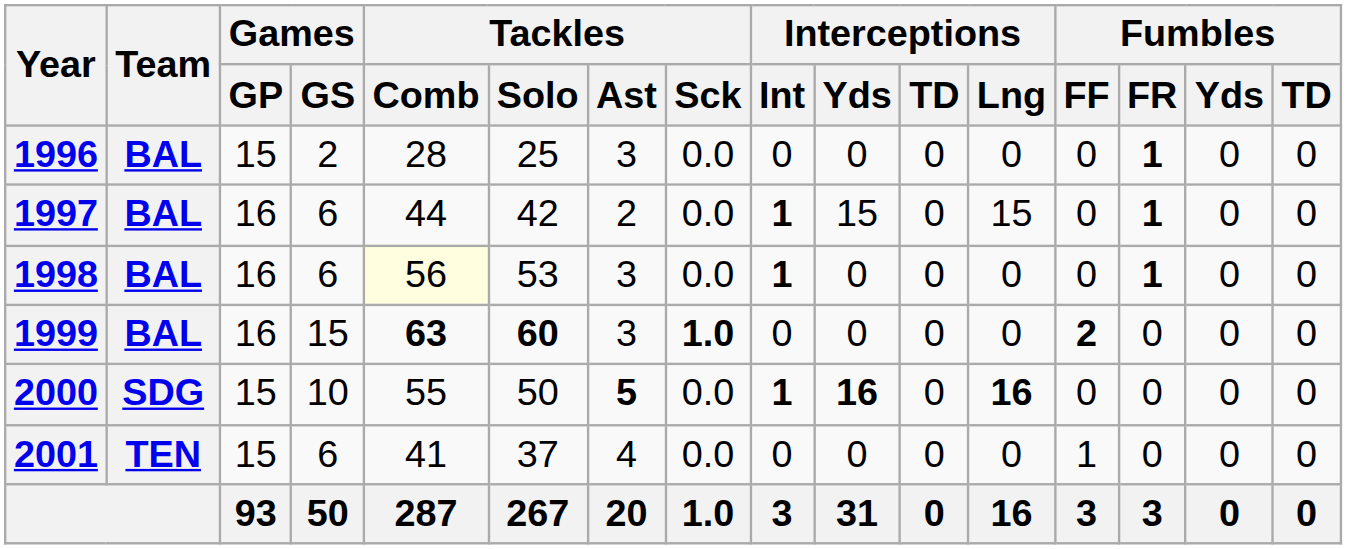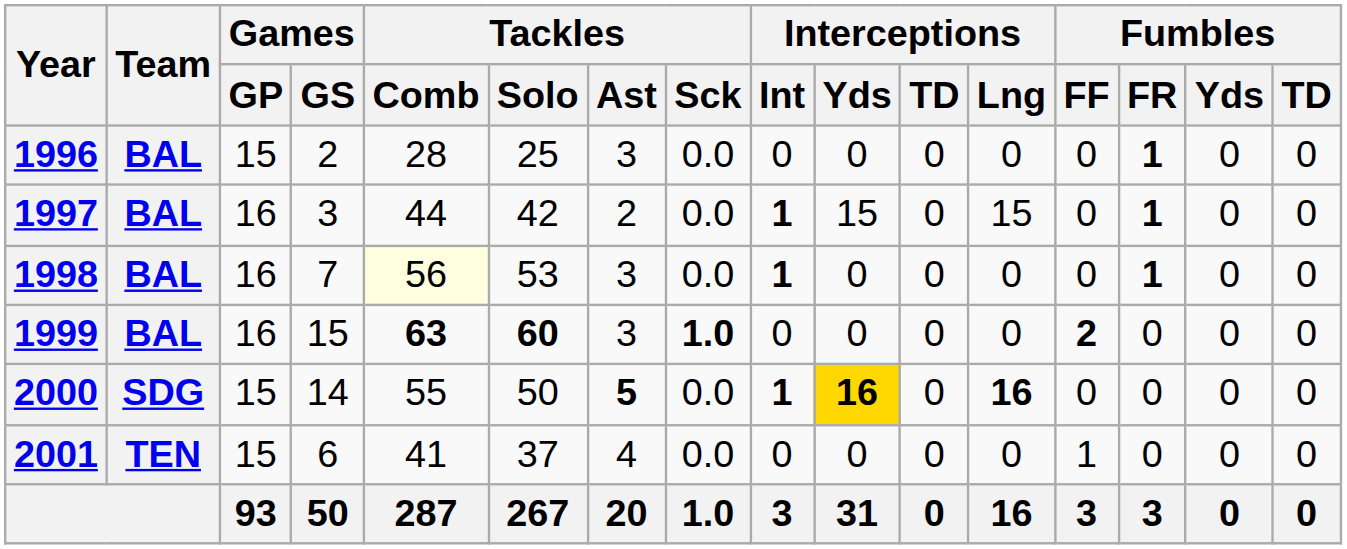(328, 214) 6 -> (328, 214) 3
(328, 273) 6 -> (328, 273) 7
(328, 393) 10 -> (328, 393) 14
(857, 393) no background -> (857, 393) gold background
